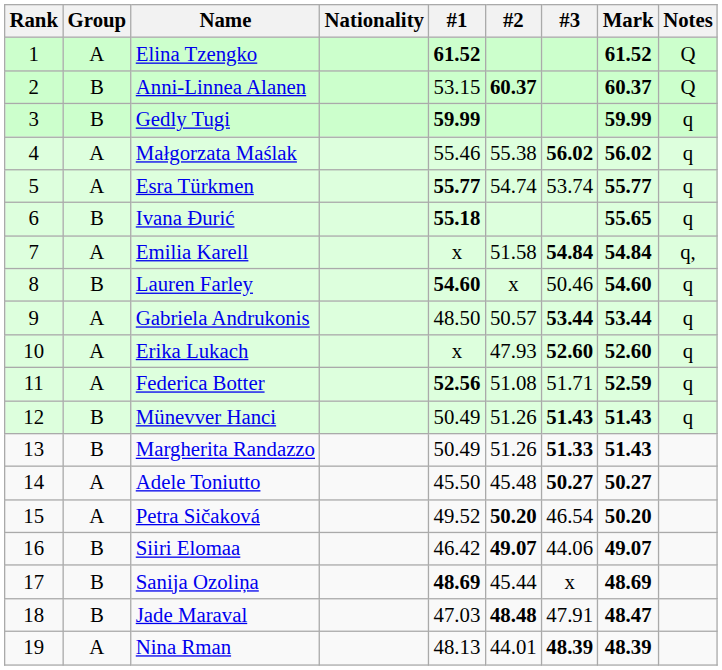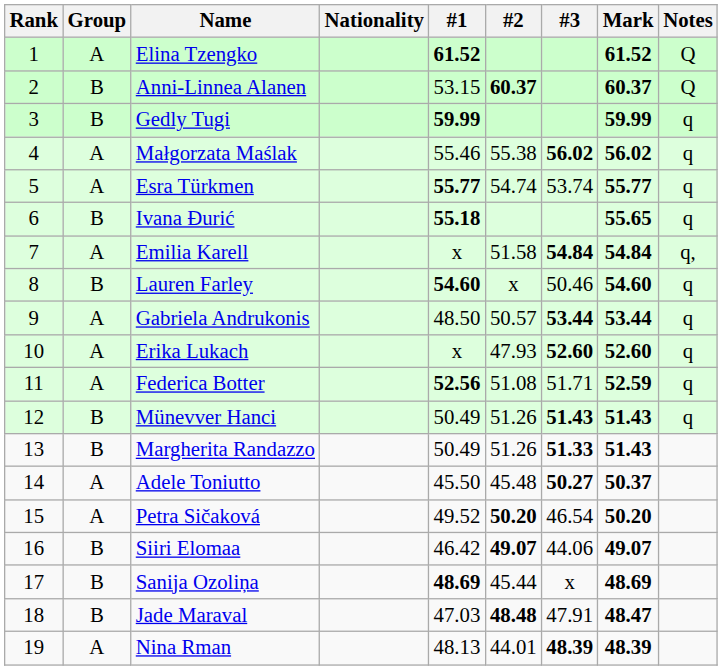(628, 482) 50.27 -> (628, 482) 50.37
